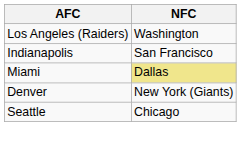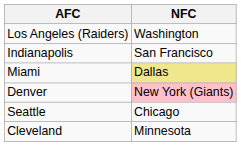(184, 92) no background -> (184, 92) pink background
+ row: (35, 131)
